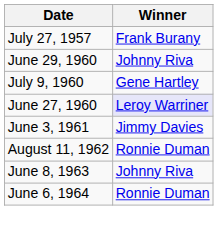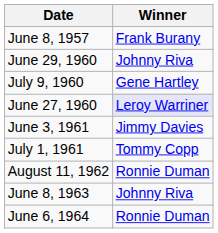+ row: (48, 37)
- row: (50, 37)
+ row: (46, 149)
